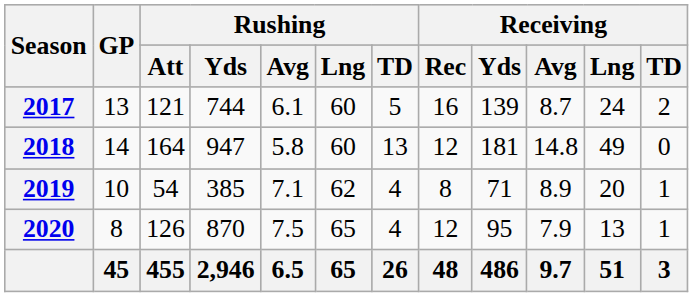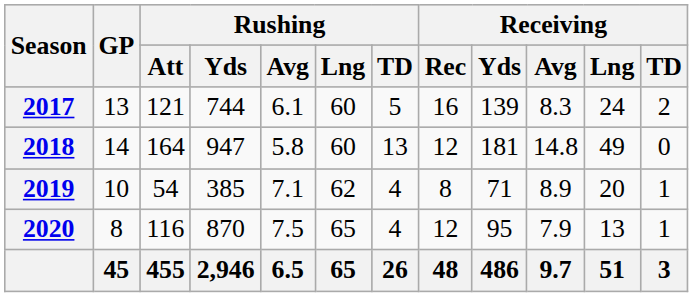(556, 106) 8.7 -> (556, 106) 8.3
(165, 229) 126 -> (165, 229) 116
